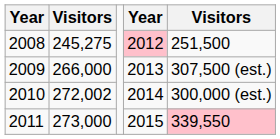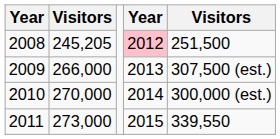(82, 43) 245,275 -> (82, 43) 245,205
(82, 95) 272,002 -> (82, 95) 270,000
(200, 121) pink background -> (200, 121) no background
